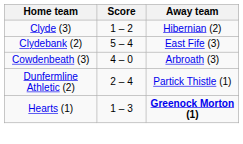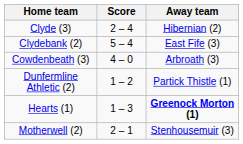(122, 28) 1 – 2 -> (122, 28) 2 – 4
(122, 82) 2 – 4 -> (122, 82) 1 – 2
+ row: (51, 131)
